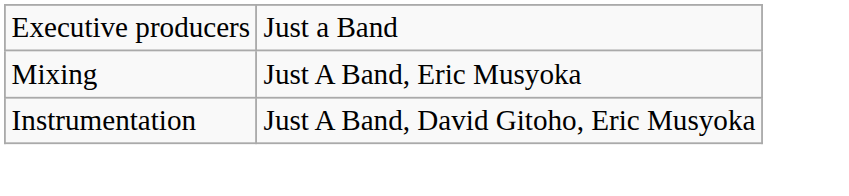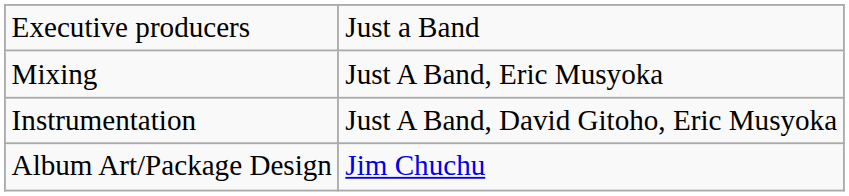+ row: (172, 166)
